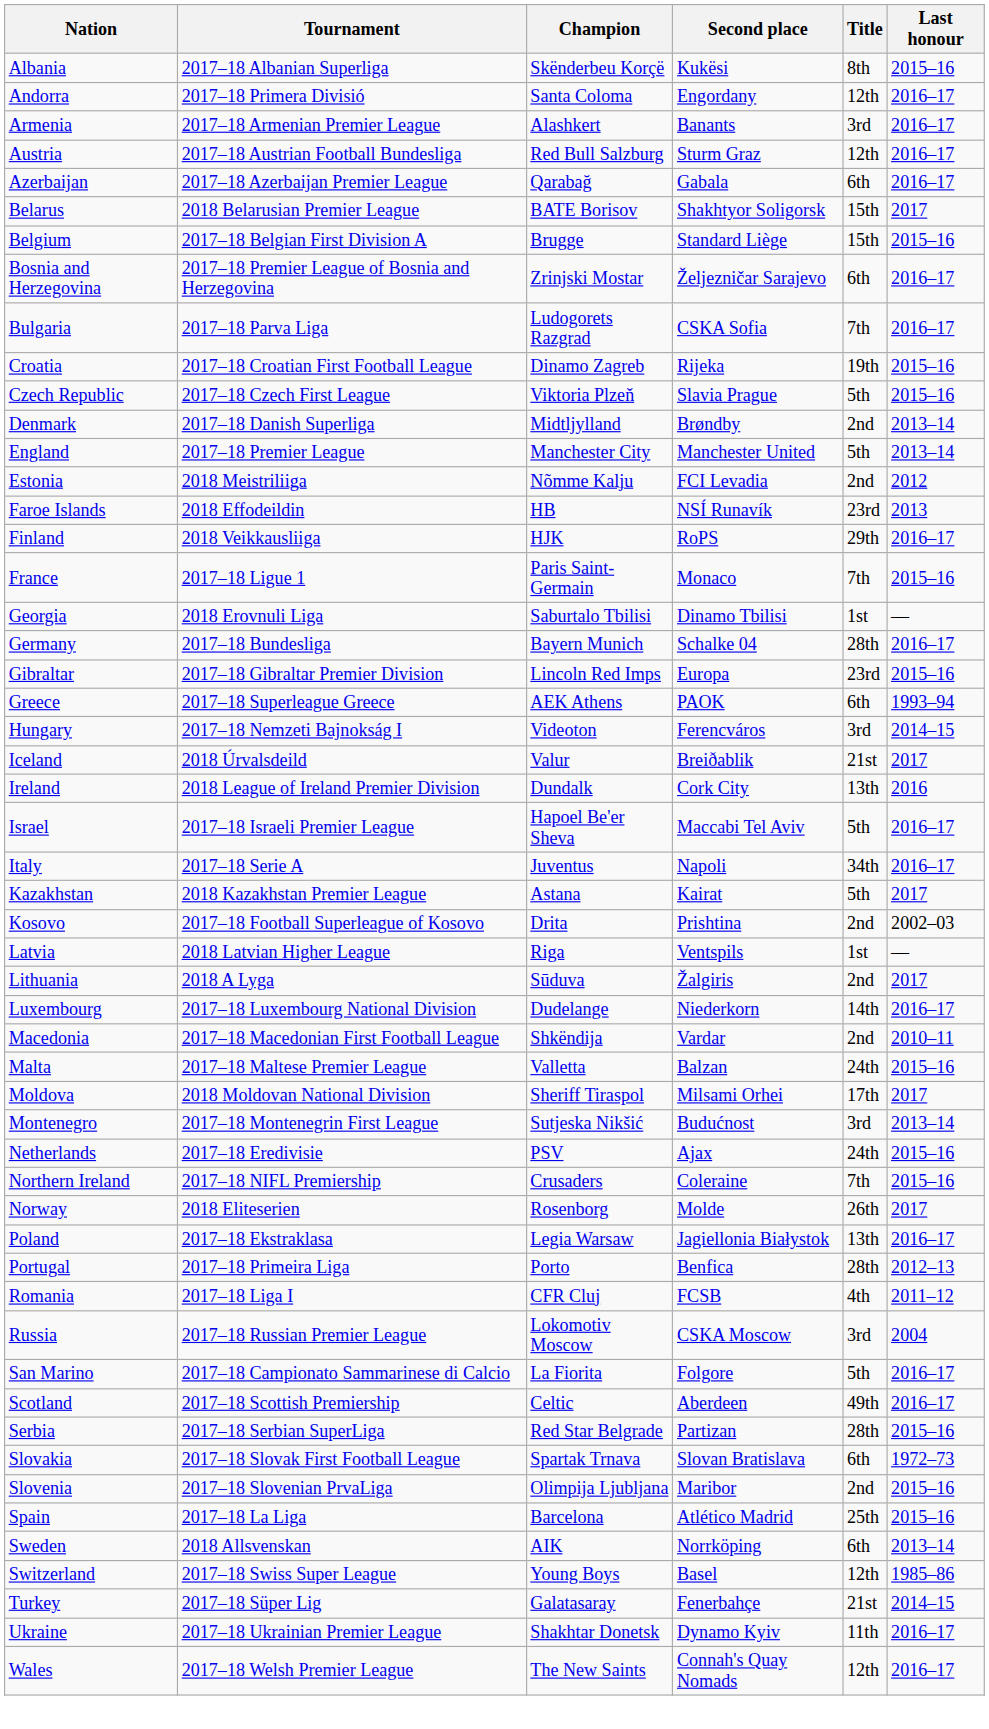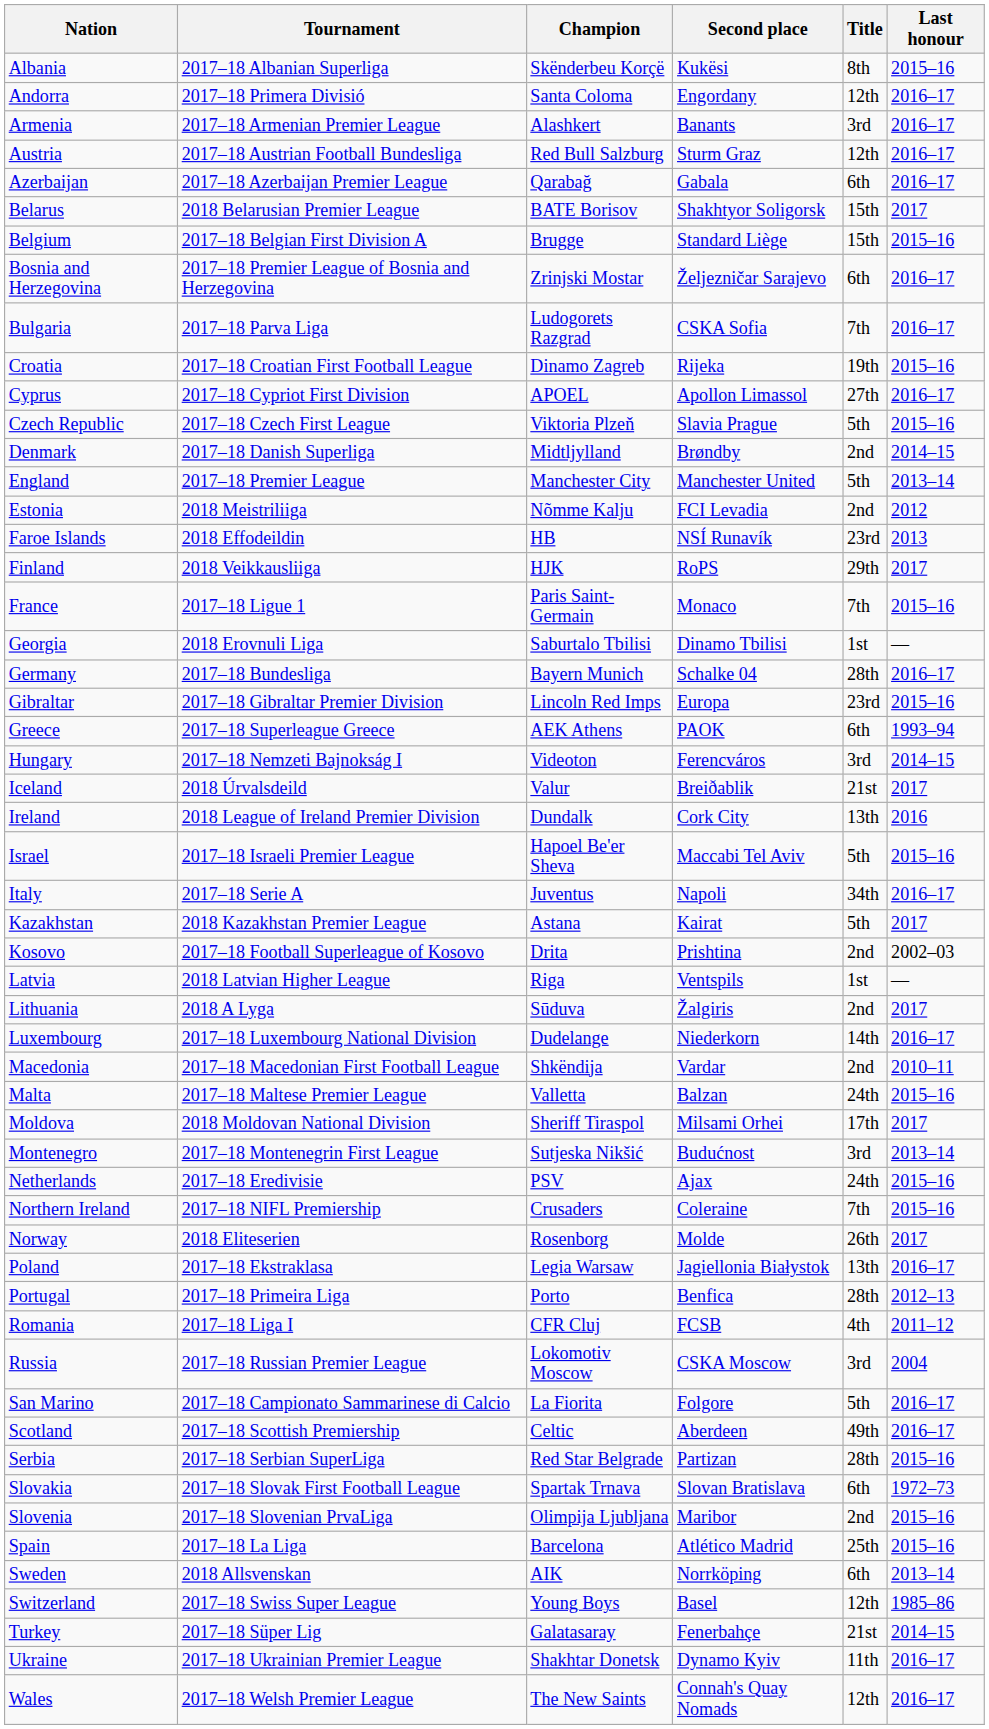+ row: (35, 395)
(923, 423) 2013–14 -> (923, 452) 2014–15
(923, 538) 2016–17 -> (909, 567) 2017
(923, 827) 2016–17 -> (923, 855) 2015–16
